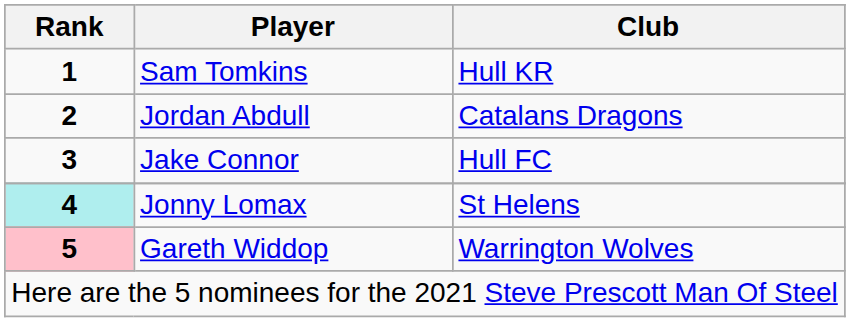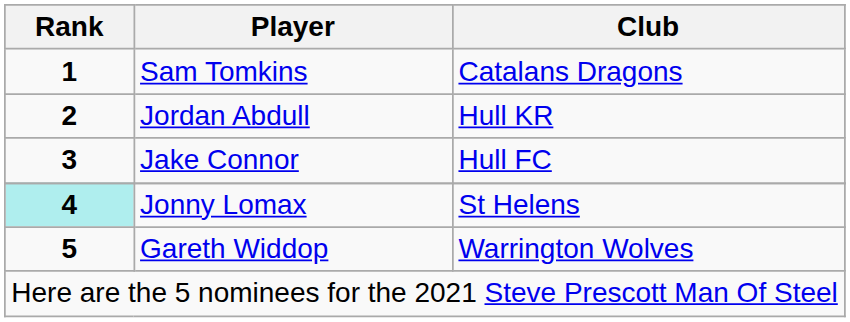(506, 71) Hull KR -> (571, 71) Catalans Dragons
(571, 115) Catalans Dragons -> (506, 115) Hull KR
(69, 248) pink background -> (69, 248) no background
